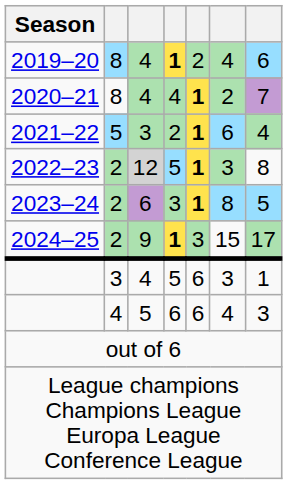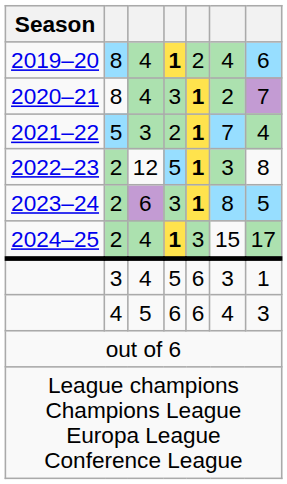(175, 96) 4 -> (175, 96) 3
(227, 131) 6 -> (227, 131) 7
(145, 167) lightgrey background -> (145, 167) no background
(145, 239) 9 -> (145, 239) 4
